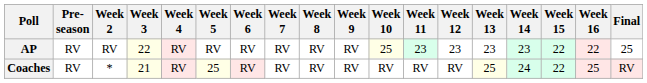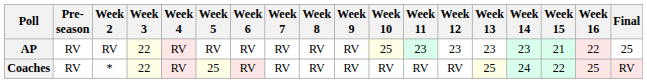(559, 49) 22 -> (559, 49) 21
(144, 69) 21 -> (144, 69) 22
